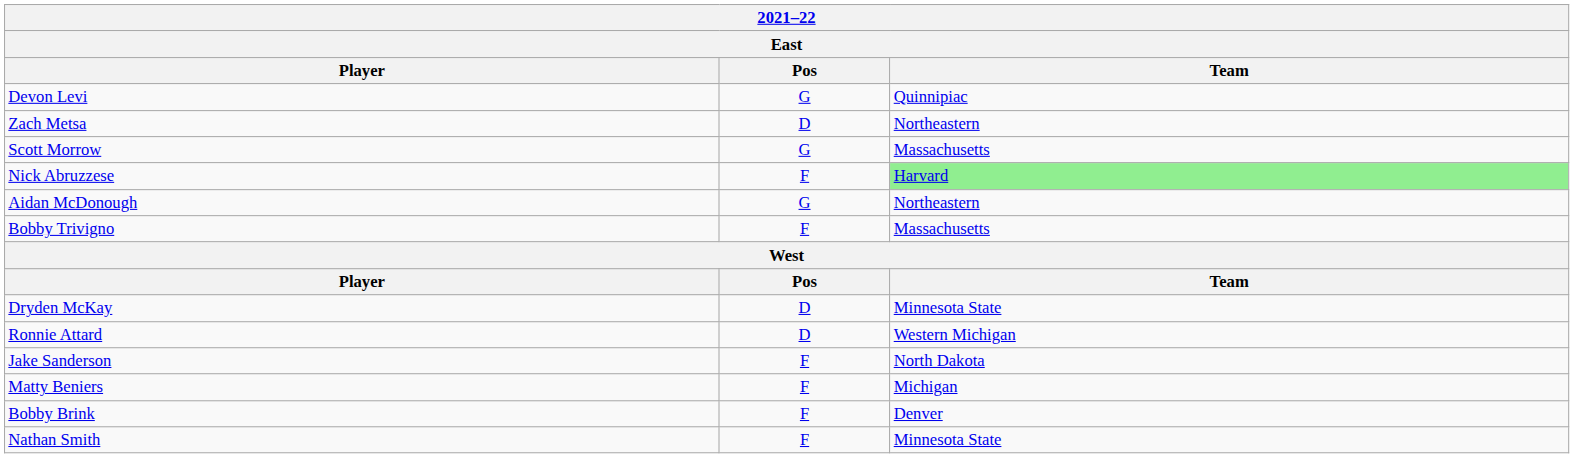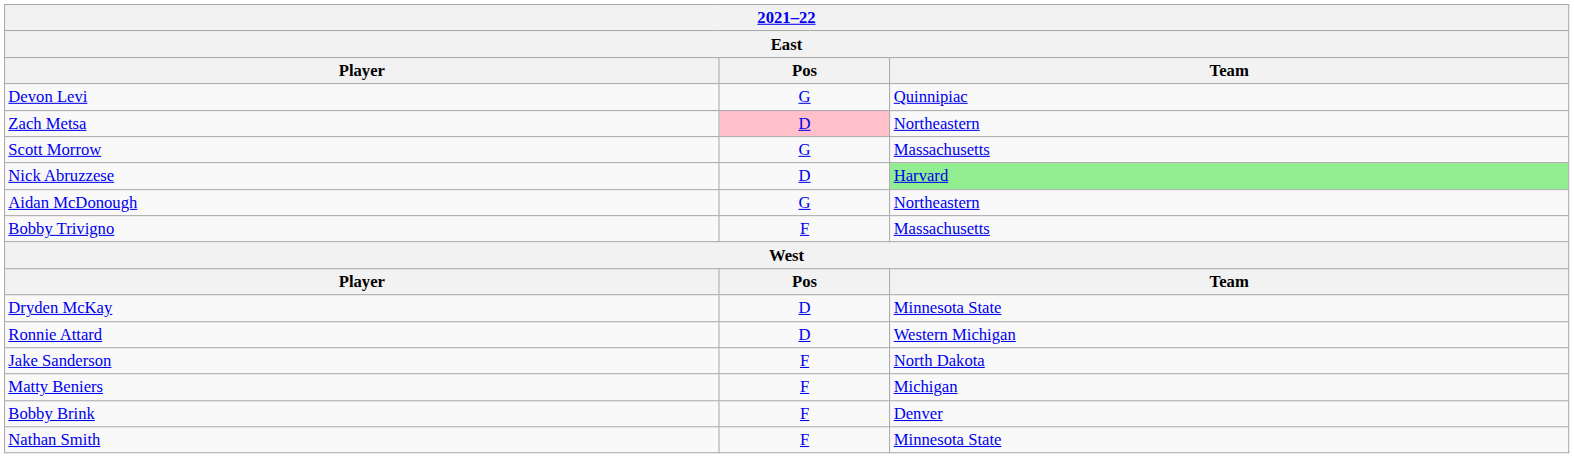(805, 123) no background -> (805, 123) pink background
(805, 176) F -> (805, 176) D
